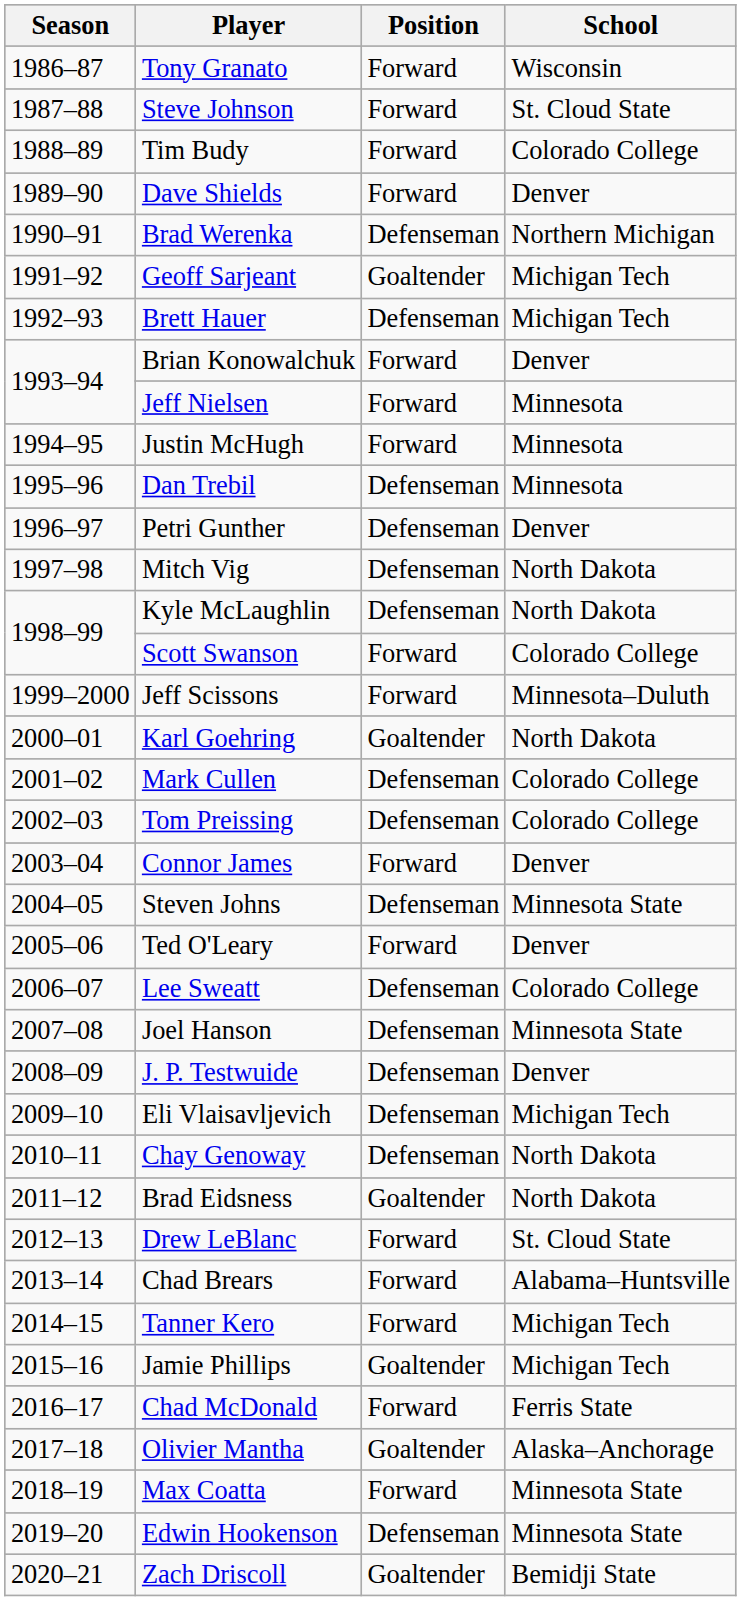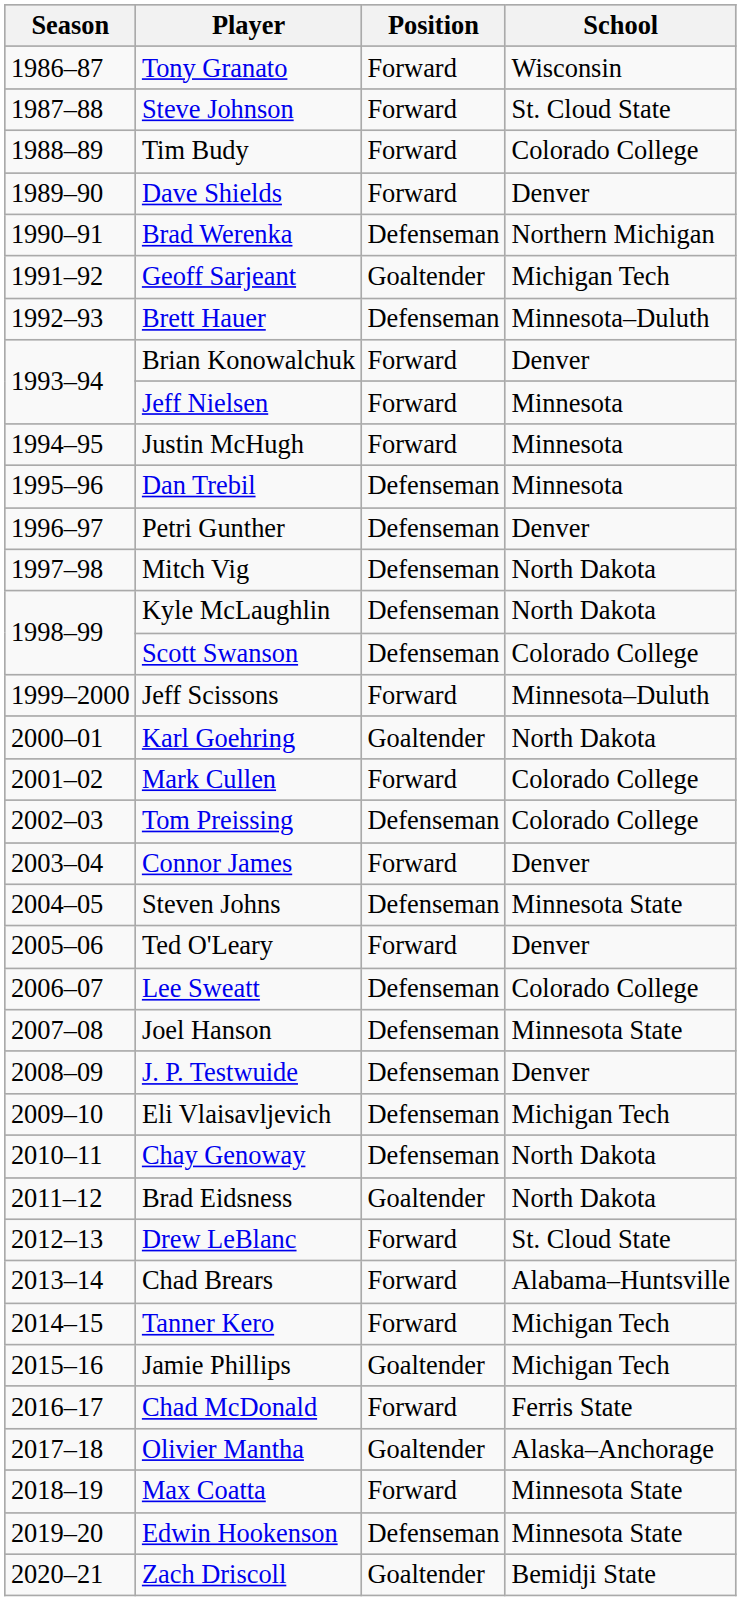(591, 318) Michigan Tech -> (611, 318) Minnesota–Duluth
(412, 653) Forward -> (433, 653) Defenseman
(433, 779) Defenseman -> (412, 779) Forward
